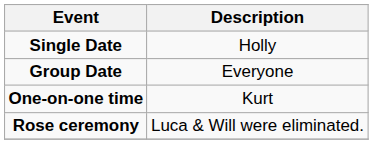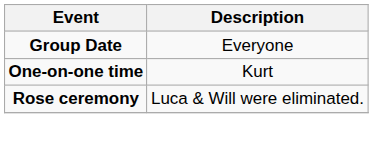- row: (76, 44)
